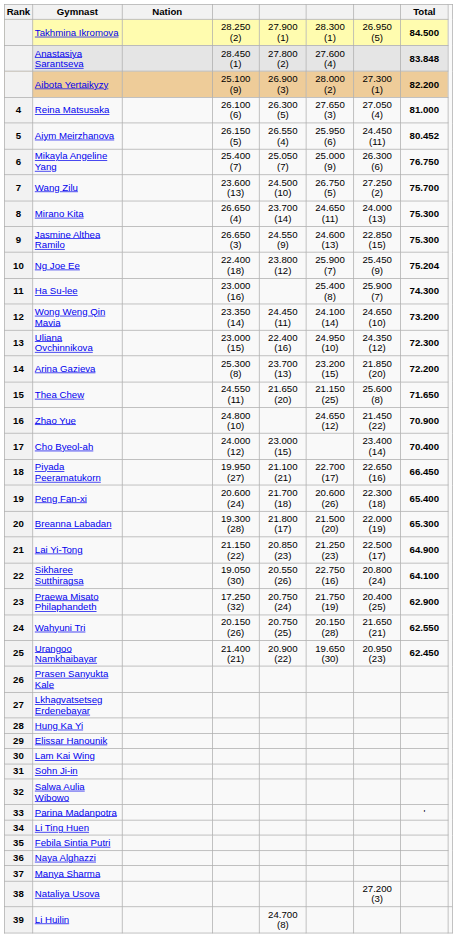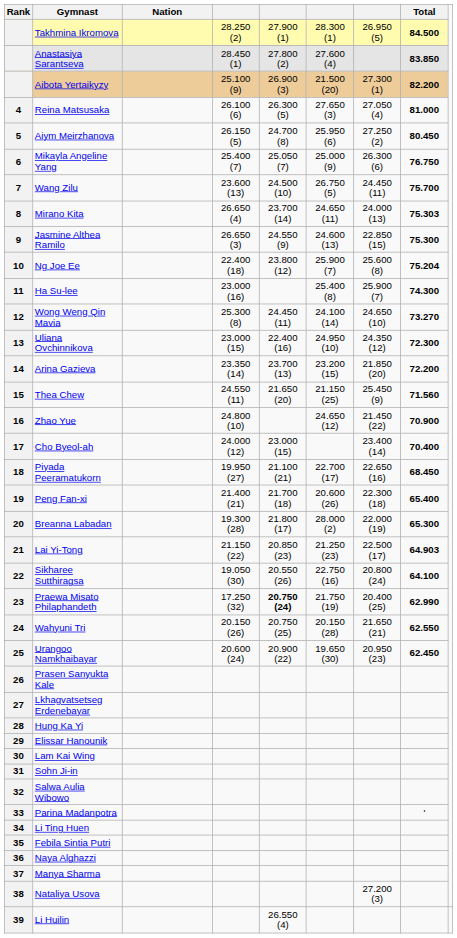(424, 58) 83.848 -> (424, 58) 83.850
(330, 84) 28.000 (2) -> (330, 84) 21.500 (20)
(283, 136) 26.550 (4) -> (283, 136) 24.700 (8)
(377, 136) 24.450 (11) -> (377, 136) 27.250 (2)
(424, 136) 80.452 -> (424, 136) 80.450
(377, 187) 27.250 (2) -> (377, 187) 24.450 (11)
(424, 213) 75.300 -> (424, 213) 75.303
(377, 265) 25.450 (9) -> (377, 265) 25.600 (8)
(236, 317) 23.350 (14) -> (236, 317) 25.300 (8)
(424, 317) 73.200 -> (424, 317) 73.270
(236, 368) 25.300 (8) -> (236, 368) 23.350 (14)
(377, 394) 25.600 (8) -> (377, 394) 25.450 (9)
(424, 394) 71.650 -> (424, 394) 71.560
(424, 472) 66.450 -> (424, 472) 68.450
(236, 498) 20.600 (24) -> (236, 498) 21.400 (21)
(330, 524) 21.500 (20) -> (330, 524) 28.000 (2)
(424, 550) 64.900 -> (424, 550) 64.903
(283, 601) normal -> (283, 601) bold
(424, 601) 62.900 -> (424, 601) 62.990
(236, 653) 21.400 (21) -> (236, 653) 20.600 (24)
(283, 919) 24.700 (8) -> (283, 919) 26.550 (4)
